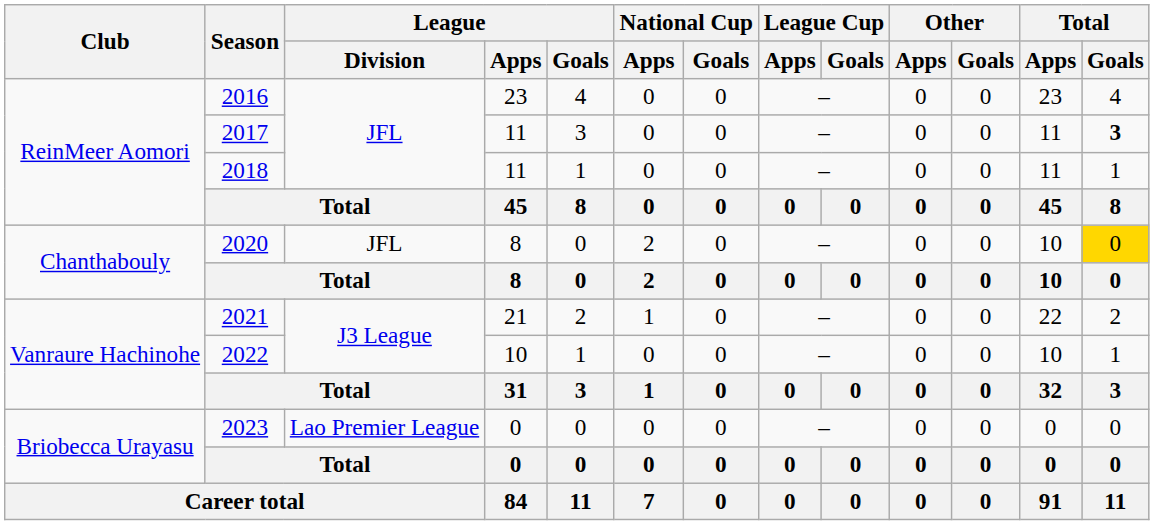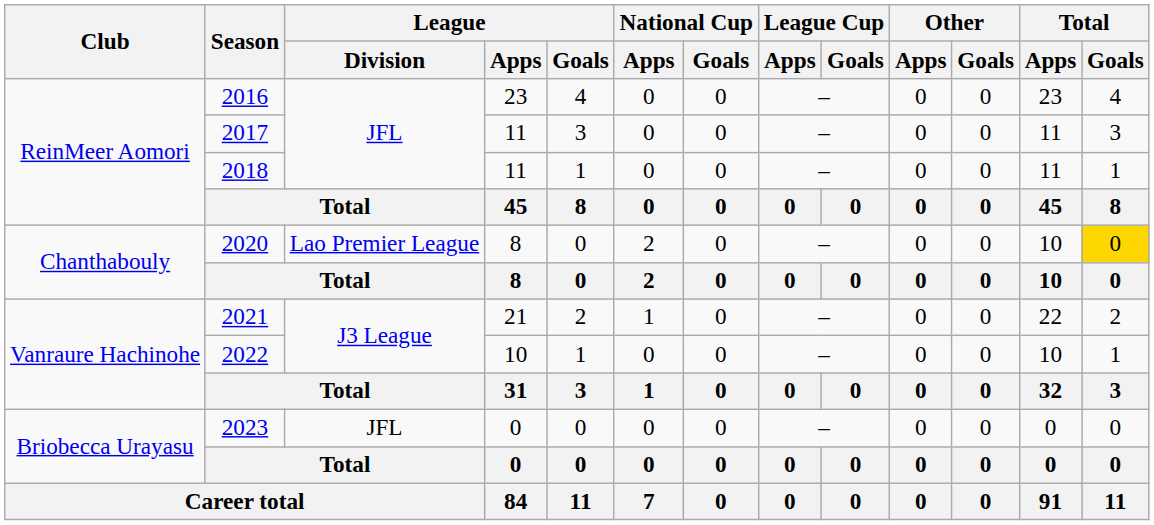(1115, 133) bold -> (1115, 133) normal
(384, 243) JFL -> (385, 243) Lao Premier League
(385, 427) Lao Premier League -> (384, 427) JFL
